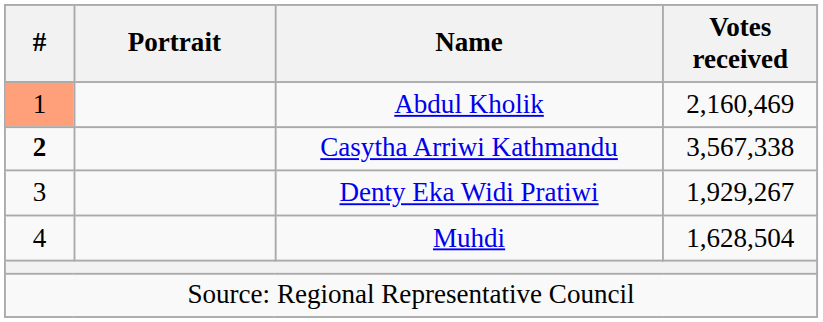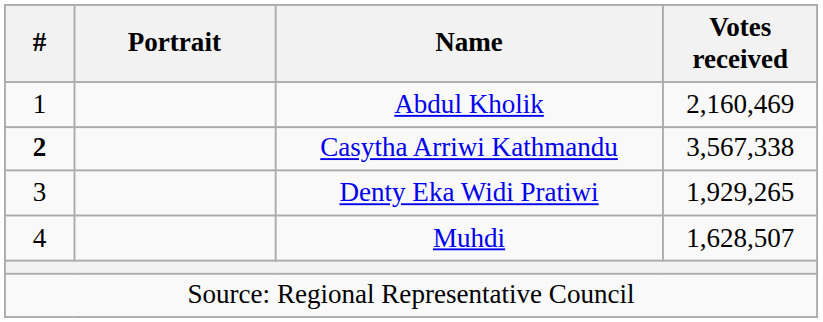(39, 103) lightsalmon background -> (39, 103) no background
(740, 193) 1,929,267 -> (740, 193) 1,929,265
(740, 237) 1,628,504 -> (740, 237) 1,628,507
